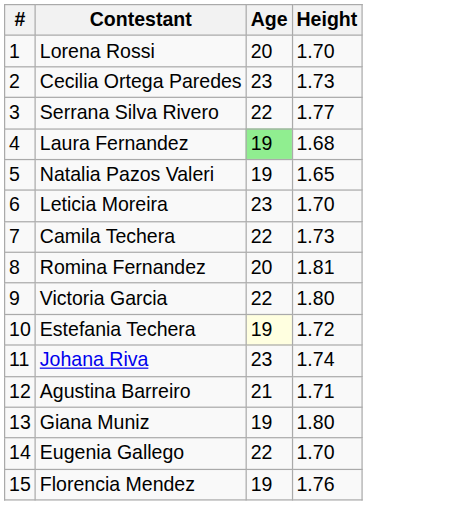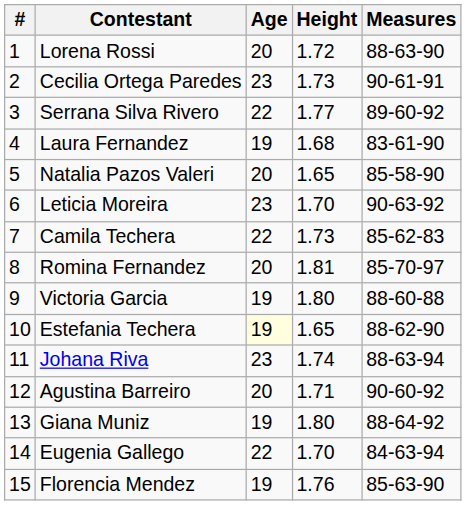+ column: (411, 19)
(316, 50) 1.70 -> (316, 50) 1.72
(261, 143) lightgreen background -> (261, 143) no background
(261, 174) 19 -> (261, 174) 20
(261, 298) 22 -> (261, 298) 19
(316, 329) 1.72 -> (316, 329) 1.65
(261, 391) 21 -> (261, 391) 20
